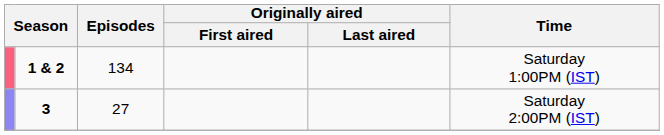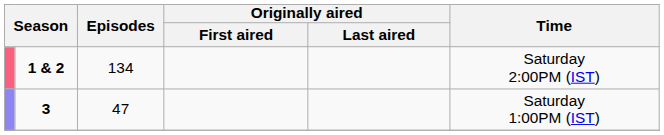(554, 67) Saturday 1:00PM (IST) -> (554, 67) Saturday 2:00PM (IST)
(121, 109) 27 -> (121, 109) 47
(554, 109) Saturday 2:00PM (IST) -> (554, 109) Saturday 1:00PM (IST)
